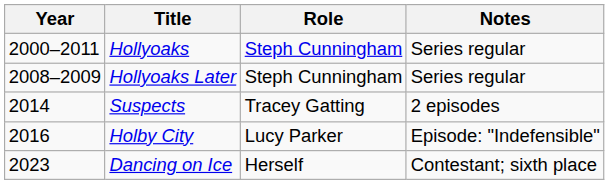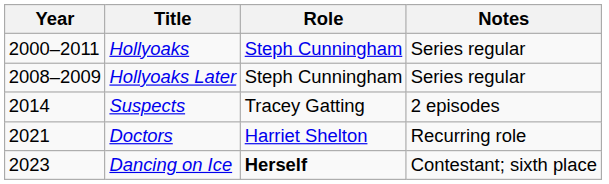- row: (151, 135)
+ row: (141, 135)
(274, 164) normal -> (276, 164) bold
